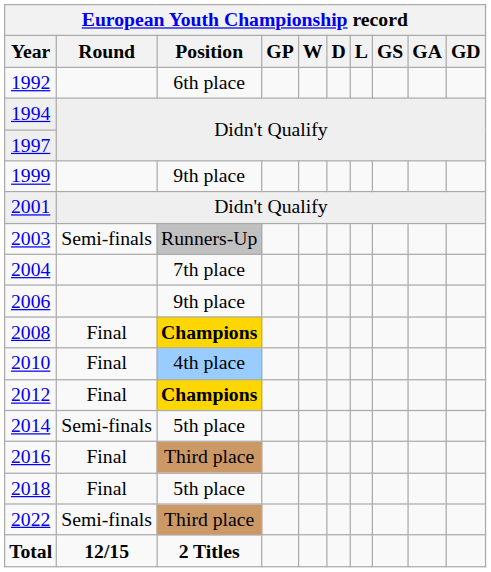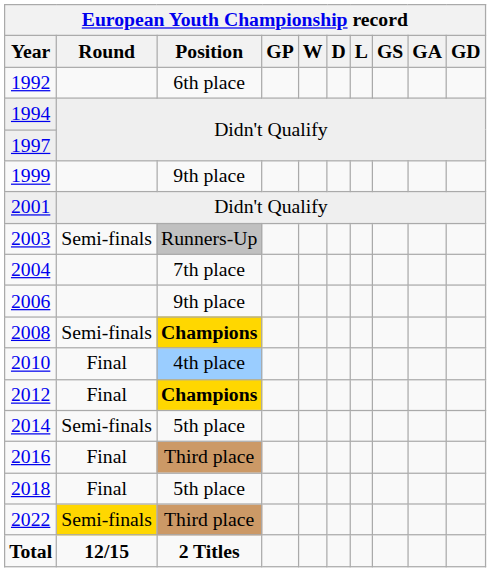(107, 332) Final -> (107, 332) Semi-finals
(107, 519) no background -> (107, 519) gold background
